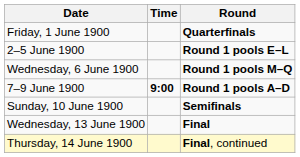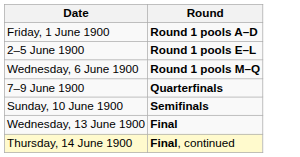- column: (164, 13)
(219, 32) Quarterfinals -> (204, 32) Round 1 pools A–D
(236, 87) Round 1 pools A–D -> (187, 87) Quarterfinals
